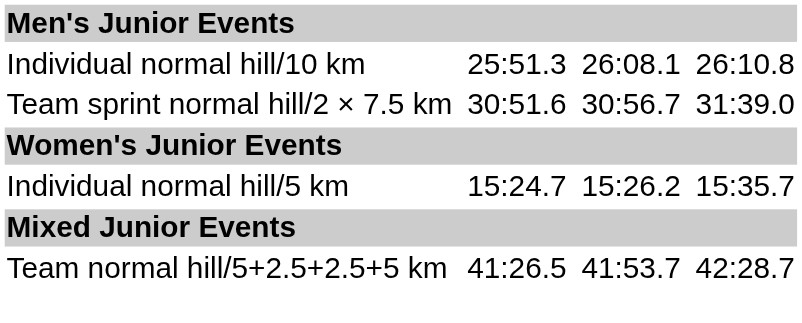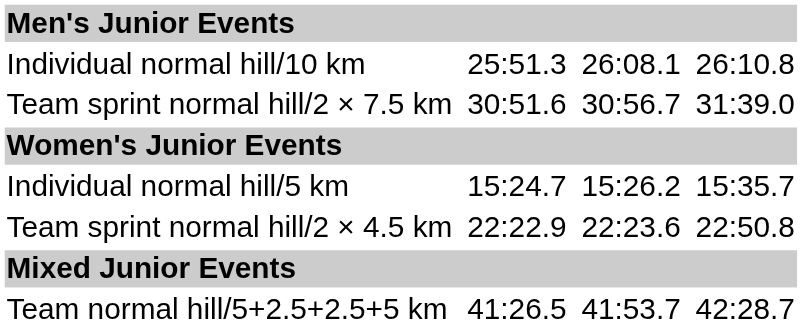+ row: (229, 227)
